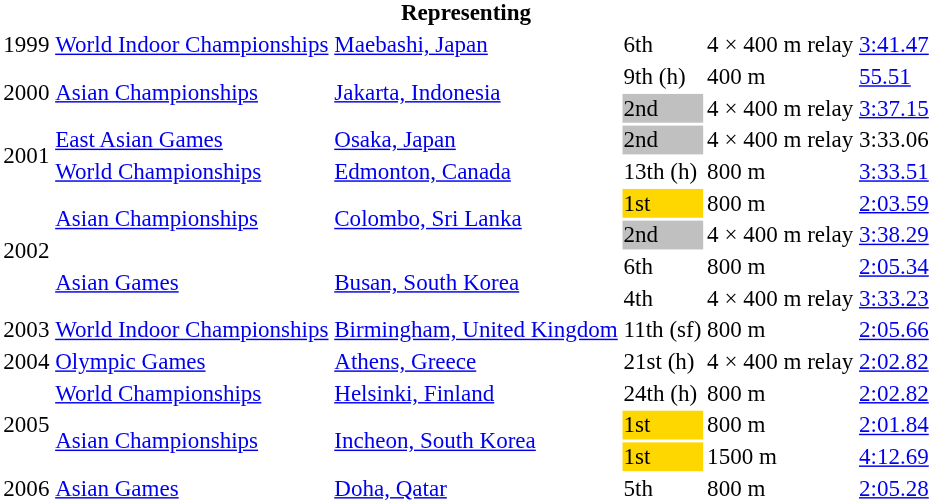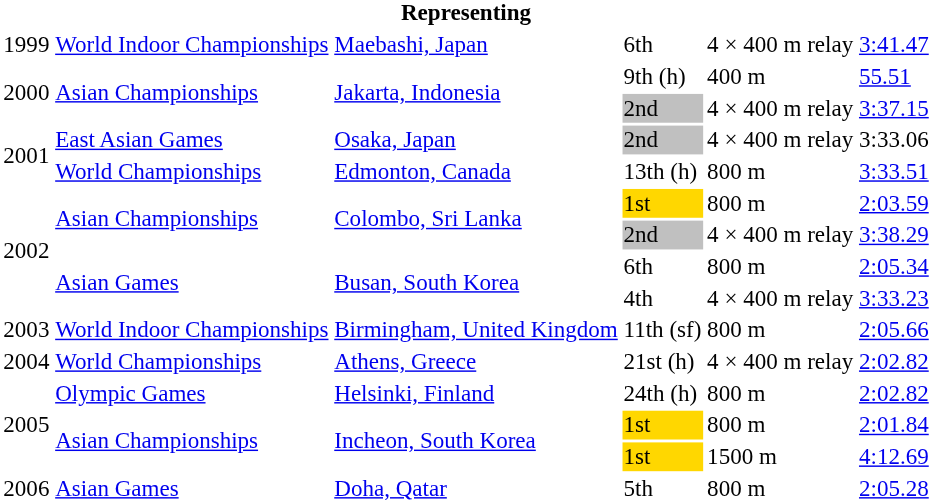(130, 361) Olympic Games -> (158, 361) World Championships
(158, 393) World Championships -> (130, 393) Olympic Games
